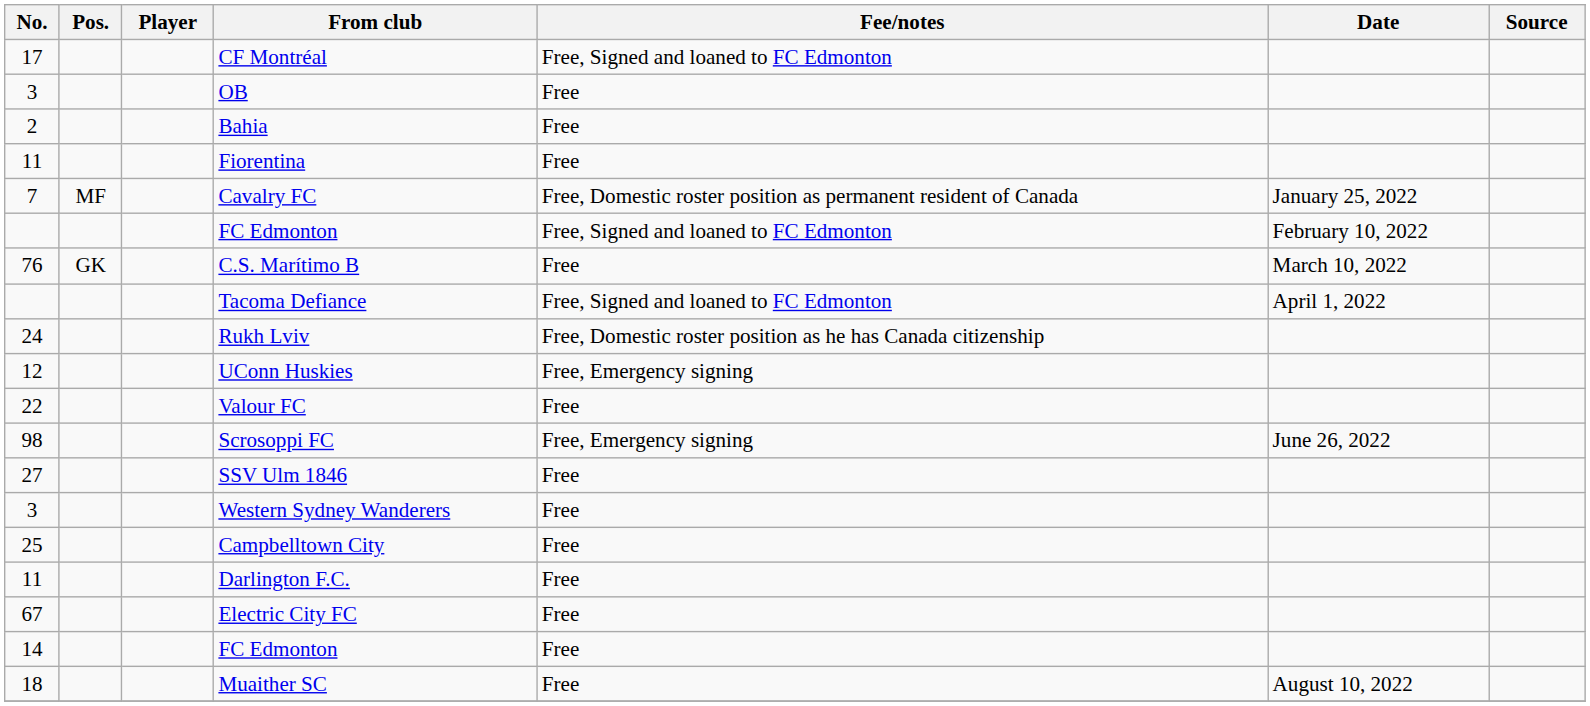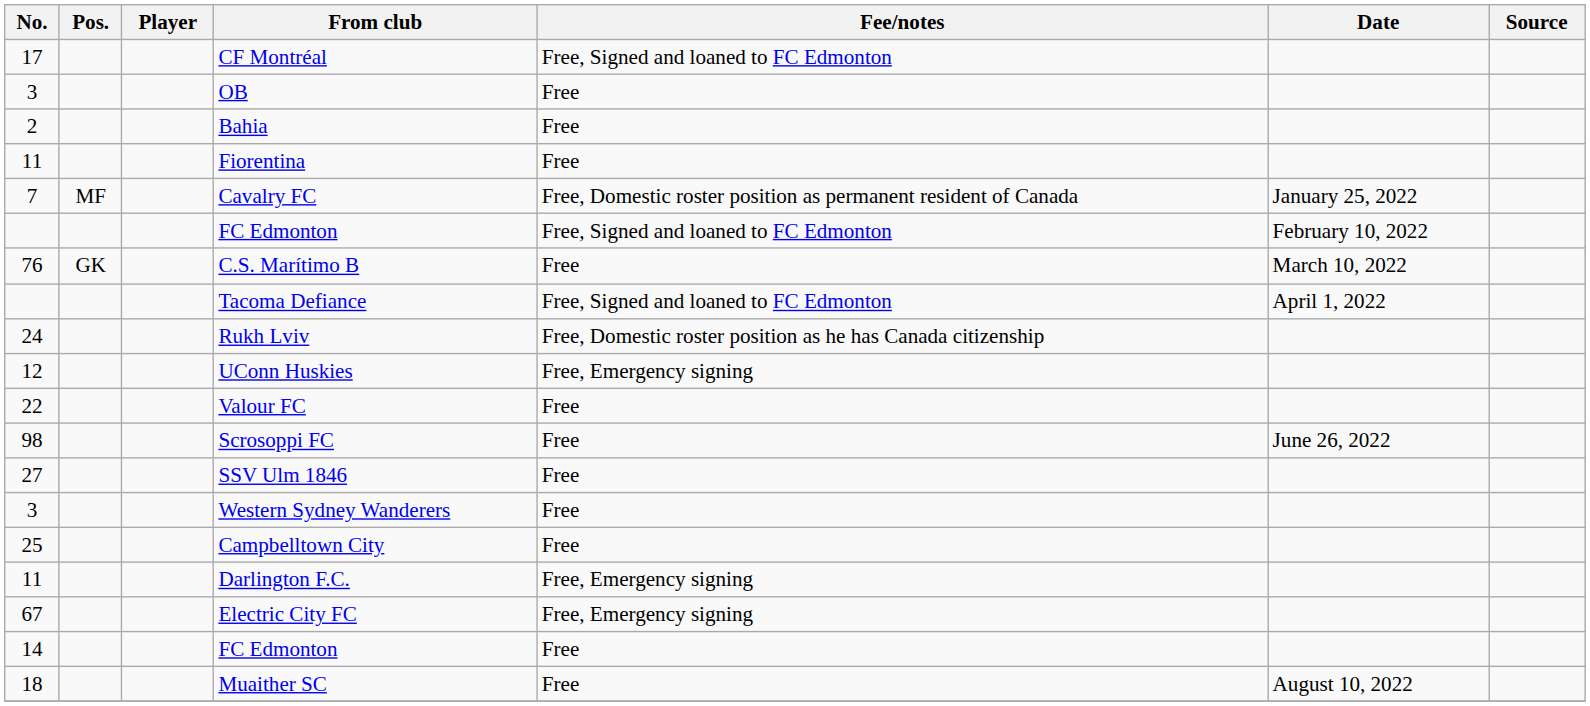(647, 440) Free, Emergency signing -> (561, 440) Free
(561, 579) Free -> (647, 579) Free, Emergency signing
(561, 614) Free -> (647, 614) Free, Emergency signing
